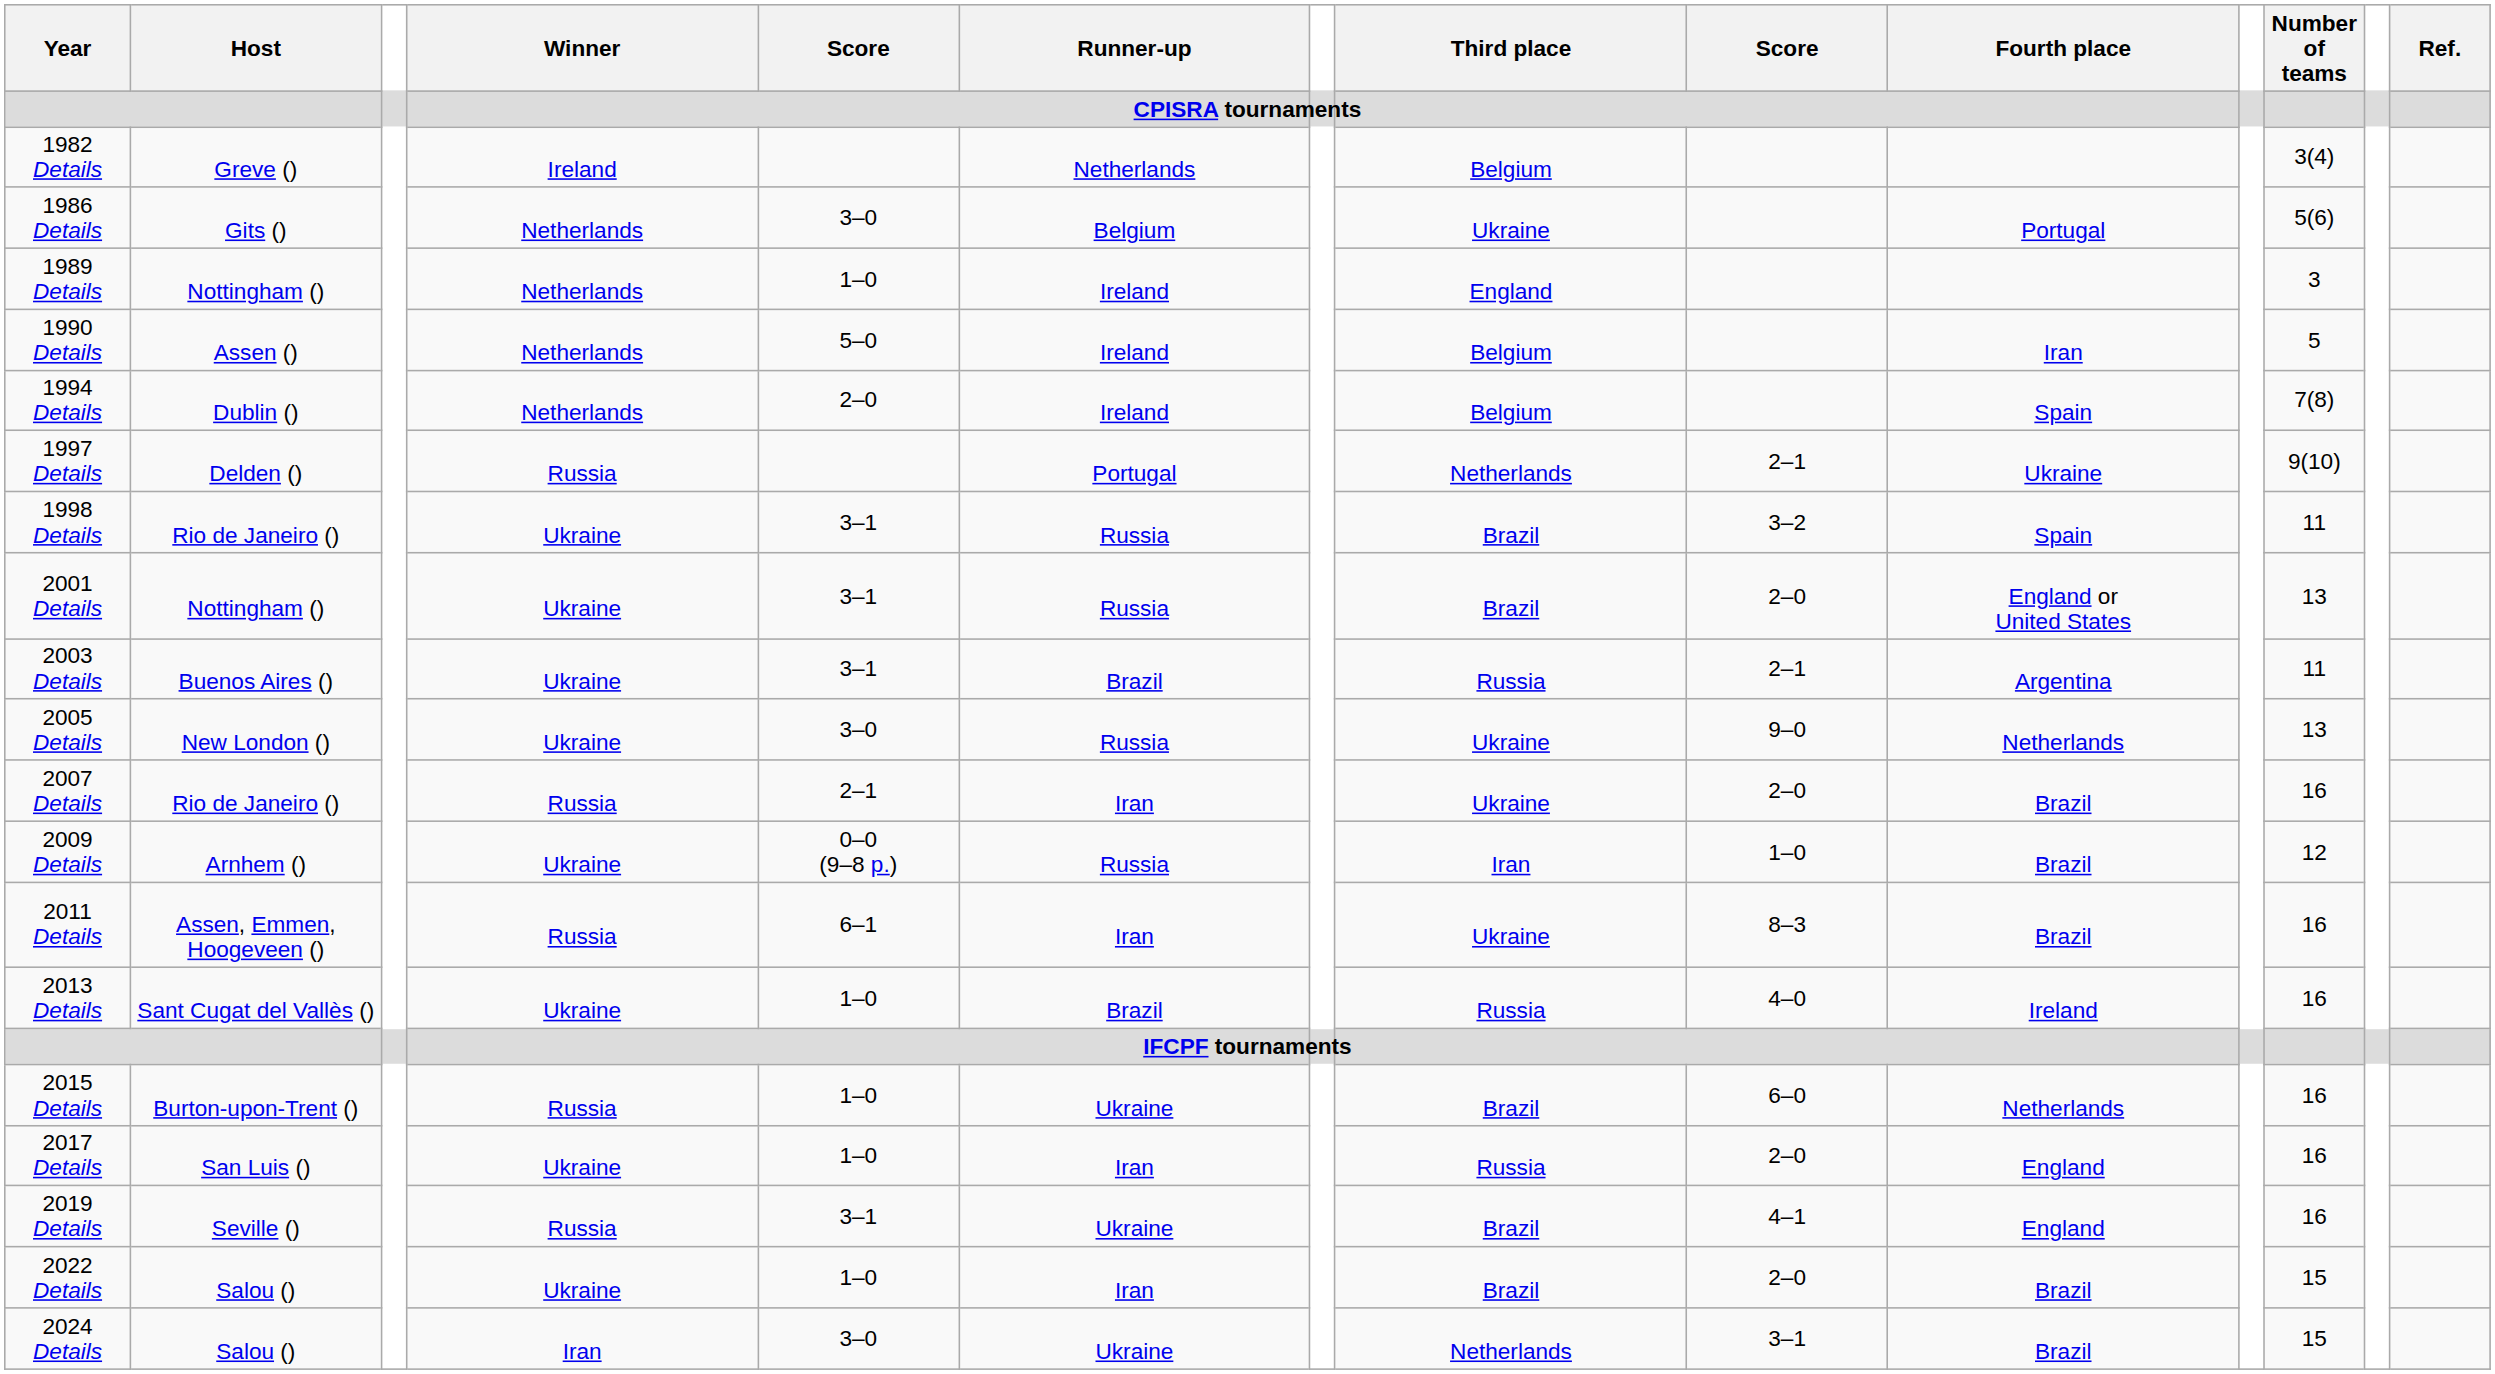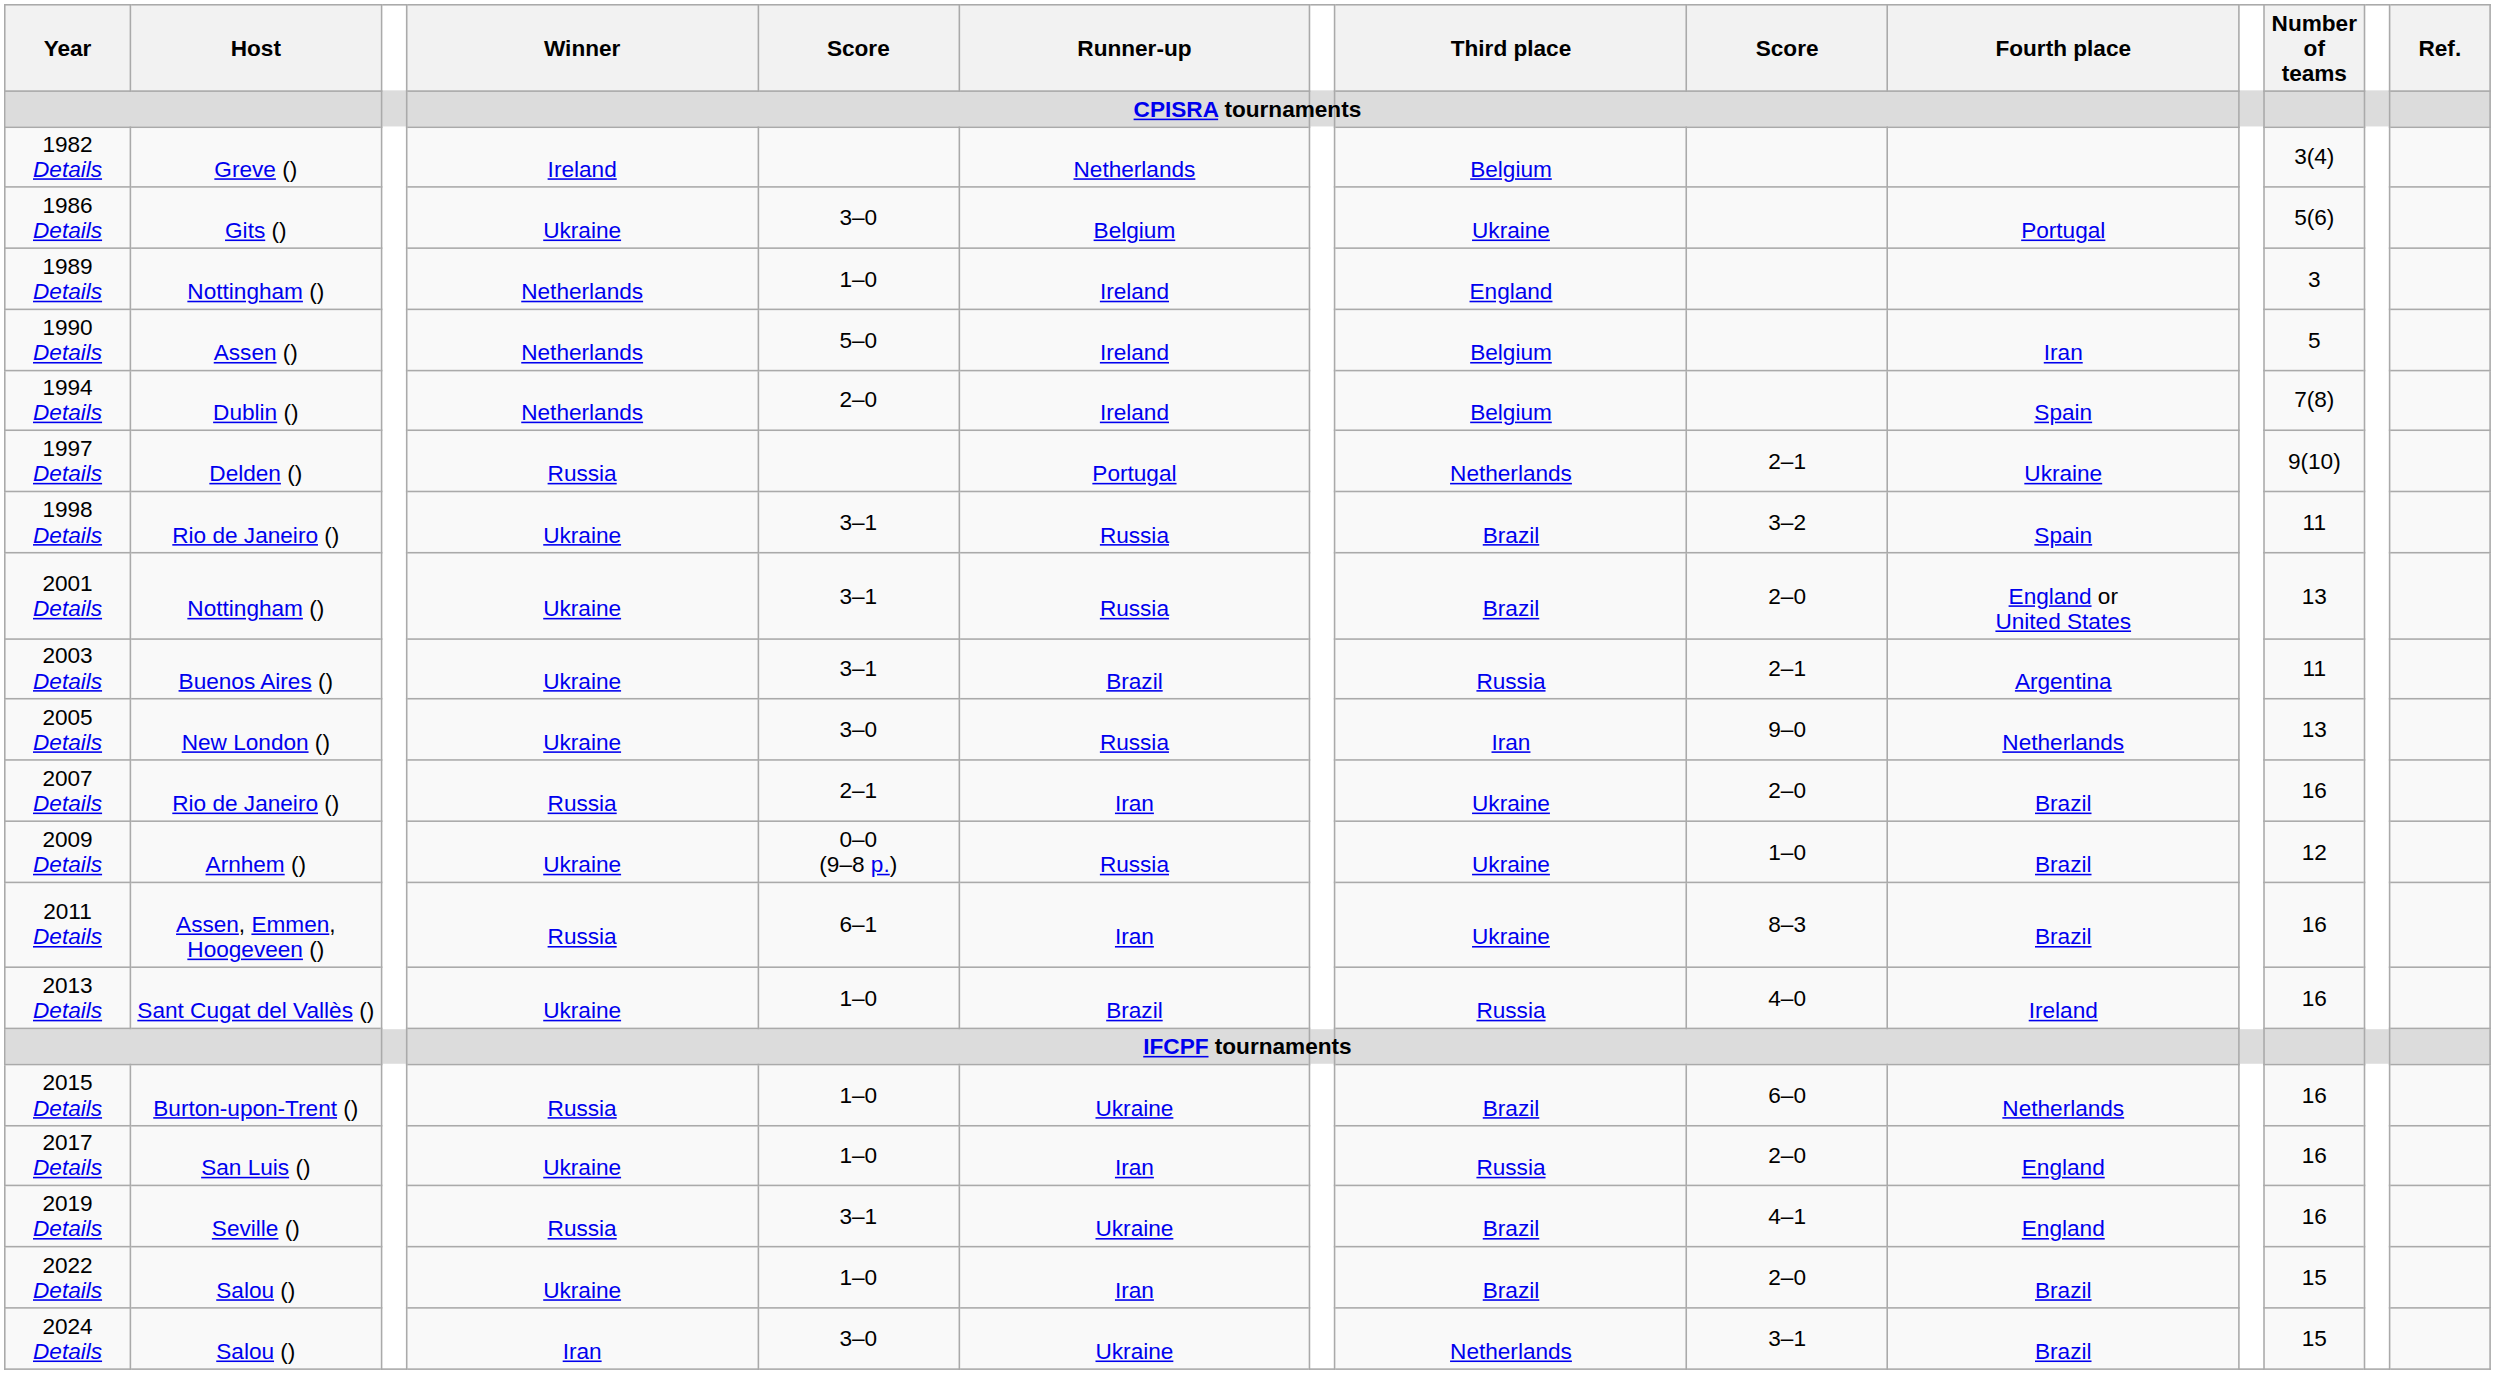(582, 231) Netherlands -> (582, 231) Ukraine
(1511, 742) Ukraine -> (1511, 742) Iran
(1511, 864) Iran -> (1511, 864) Ukraine
